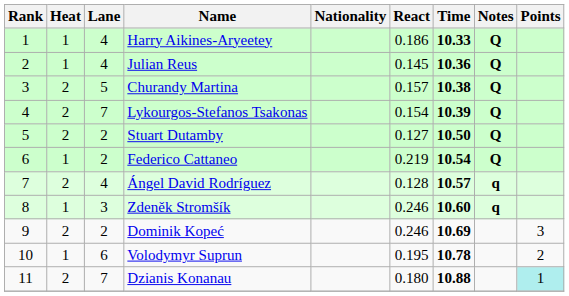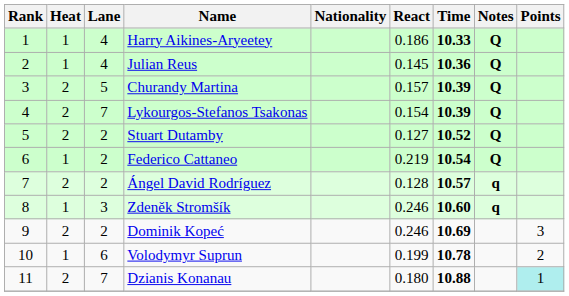(454, 87) 10.38 -> (454, 87) 10.39
(454, 135) 10.50 -> (454, 135) 10.52
(104, 183) 4 -> (104, 183) 2
(412, 254) 0.195 -> (412, 254) 0.199
